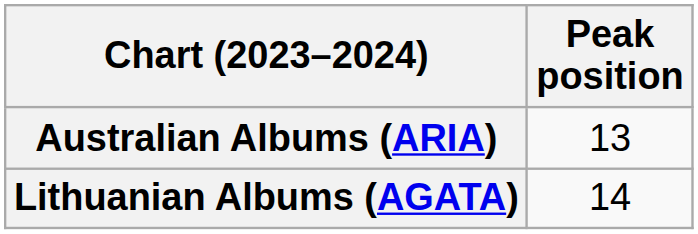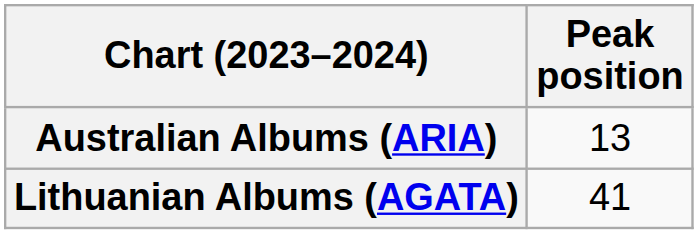(610, 197) 14 -> (610, 197) 41
